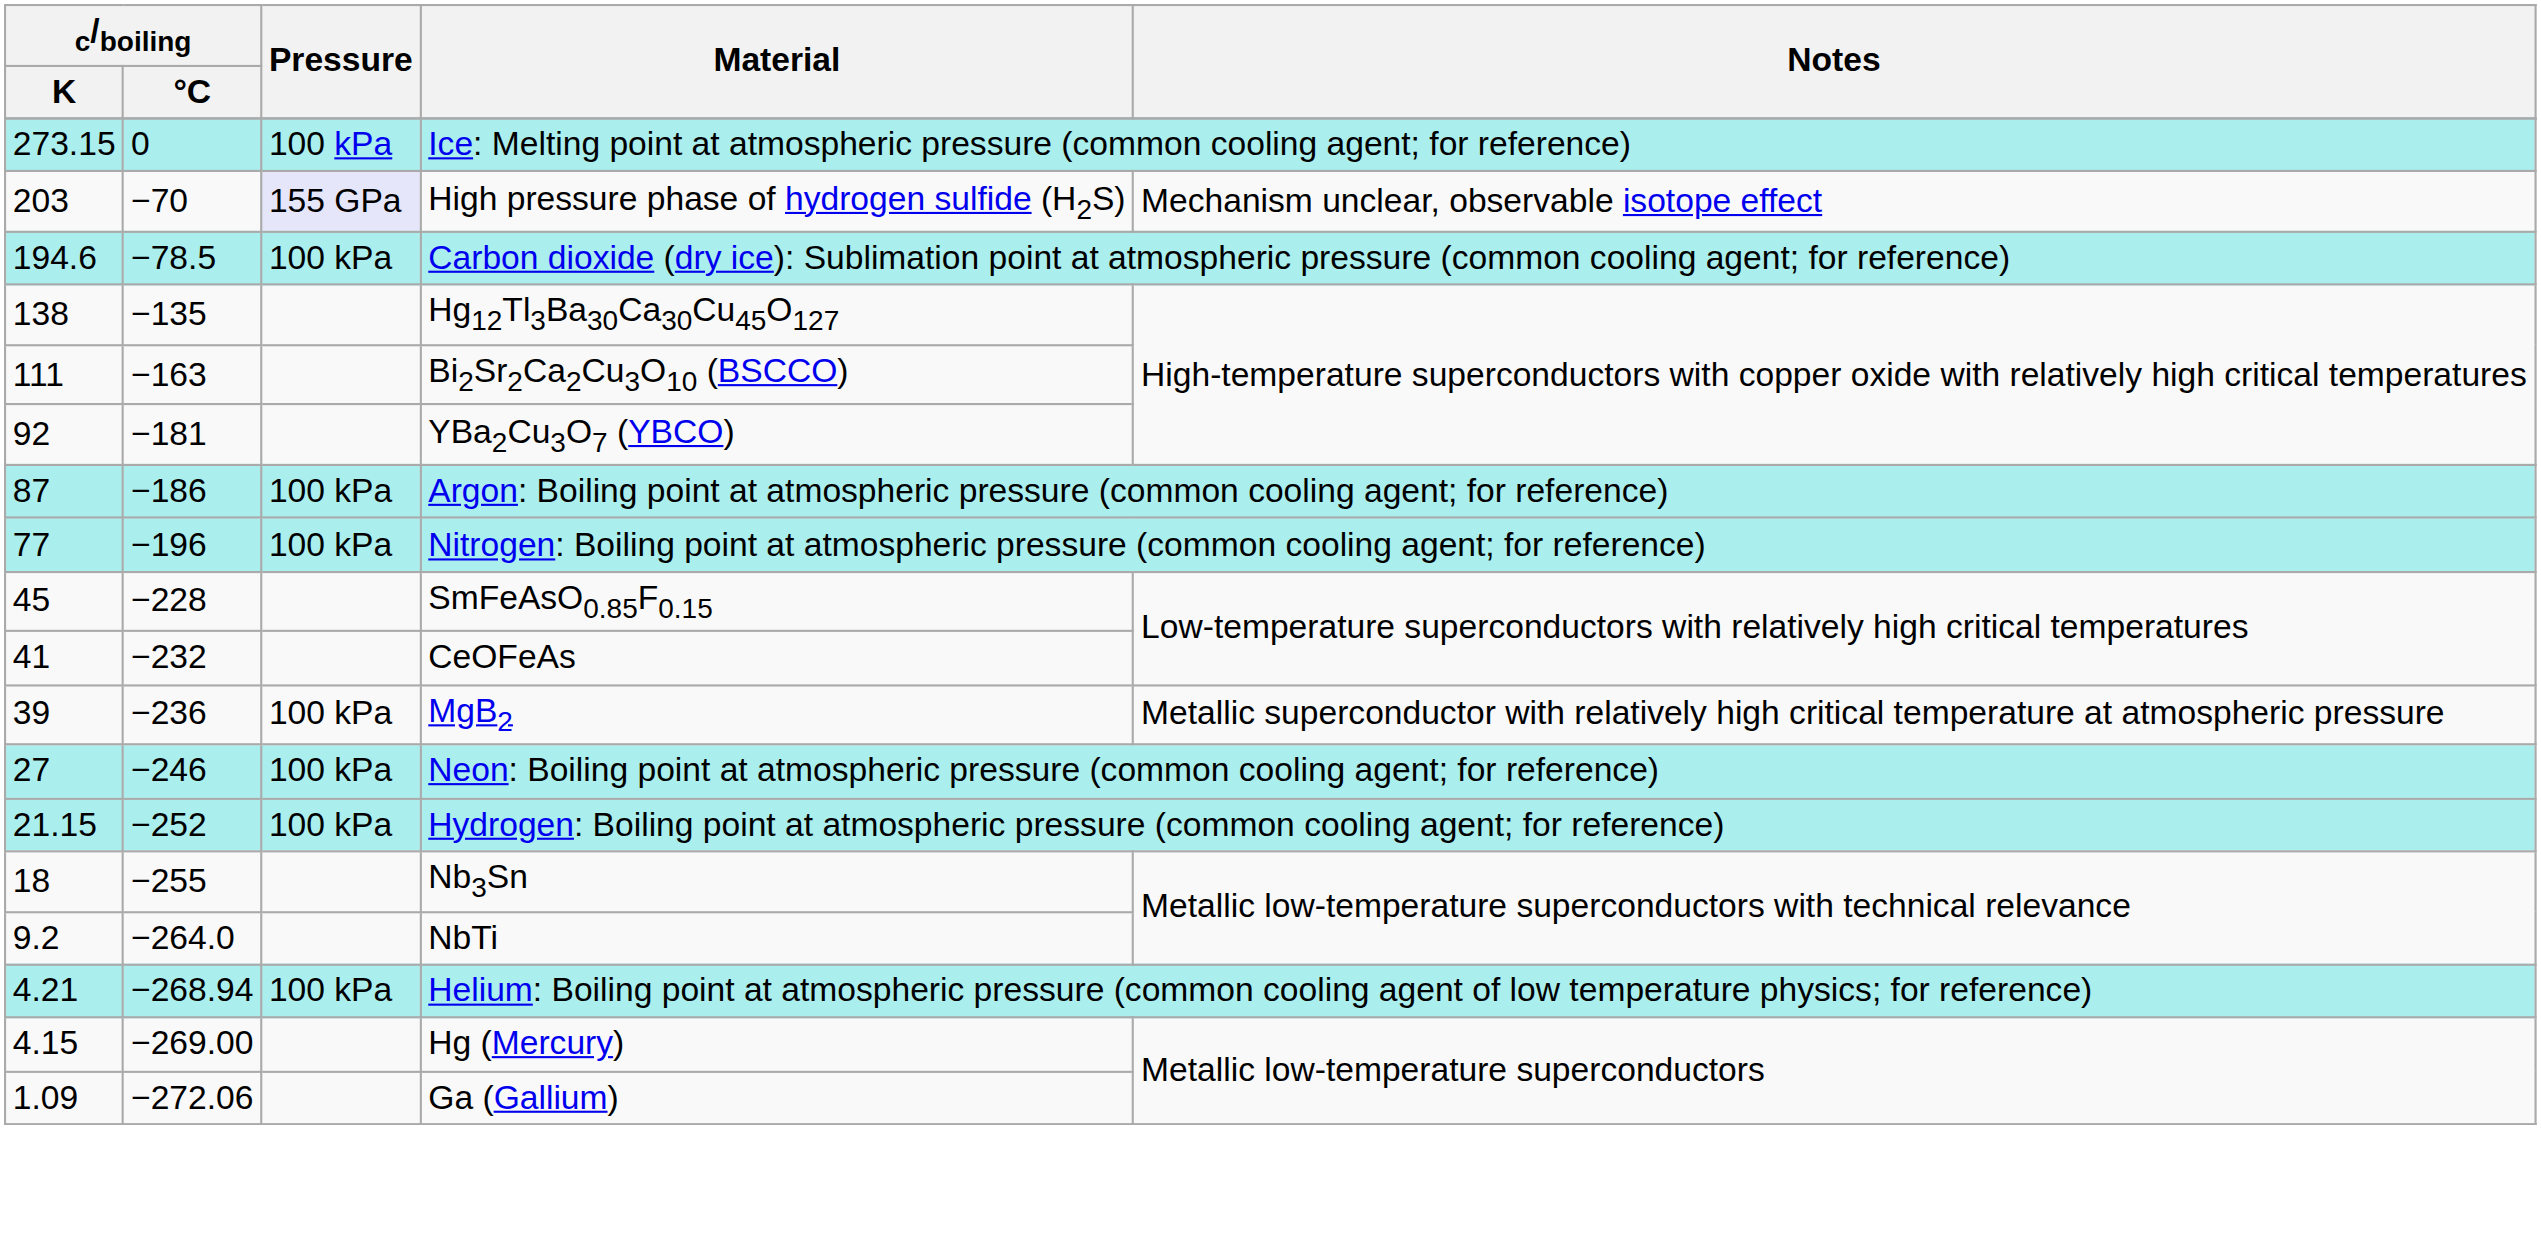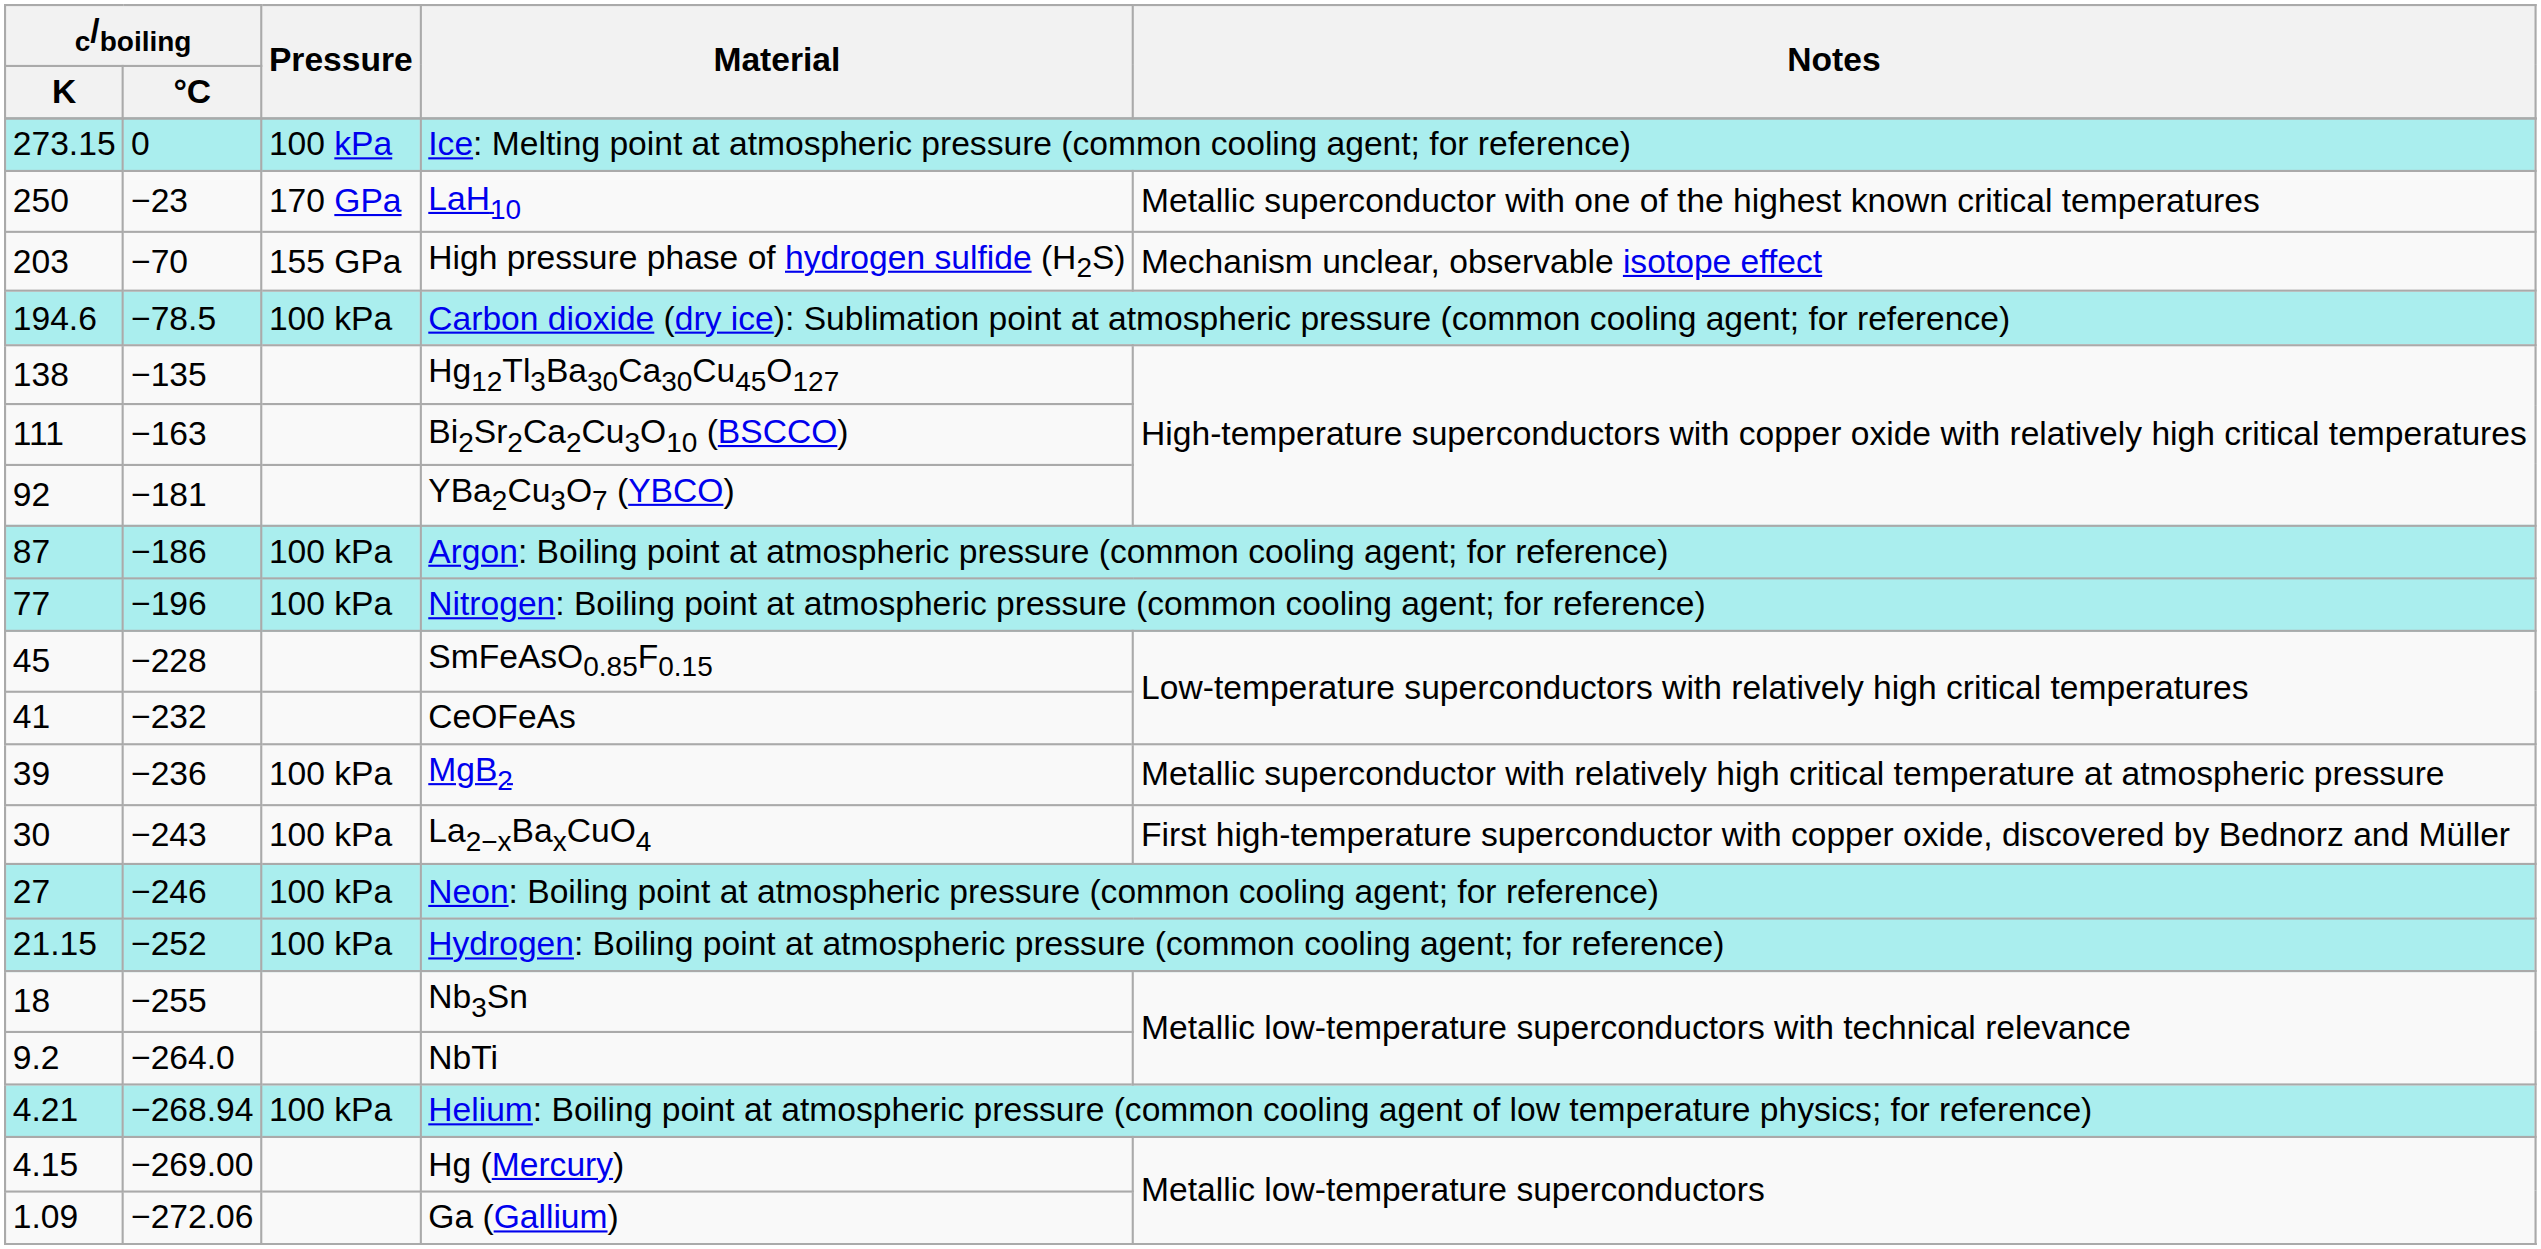+ row: (475, 202)
(335, 201) lavender background -> (335, 261) no background
+ row: (540, 835)
